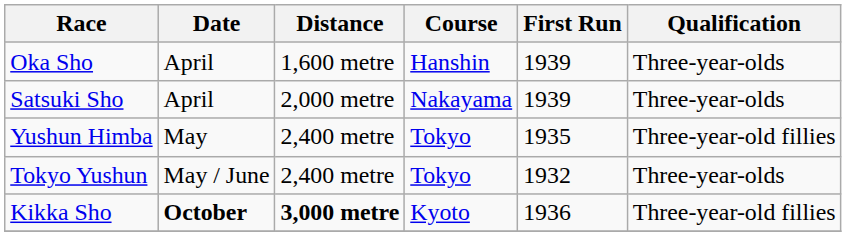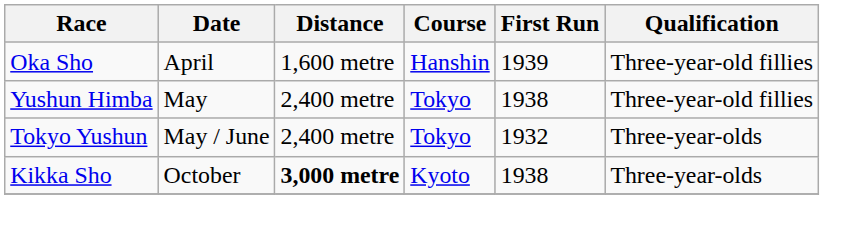(709, 61) Three-year-olds -> (712, 61) Three-year-old fillies
- row: (67, 99)
(547, 136) 1935 -> (525, 99) 1938
(205, 212) bold -> (202, 174) normal
(547, 212) 1936 -> (525, 174) 1938
(734, 212) Three-year-old fillies -> (686, 174) Three-year-olds
